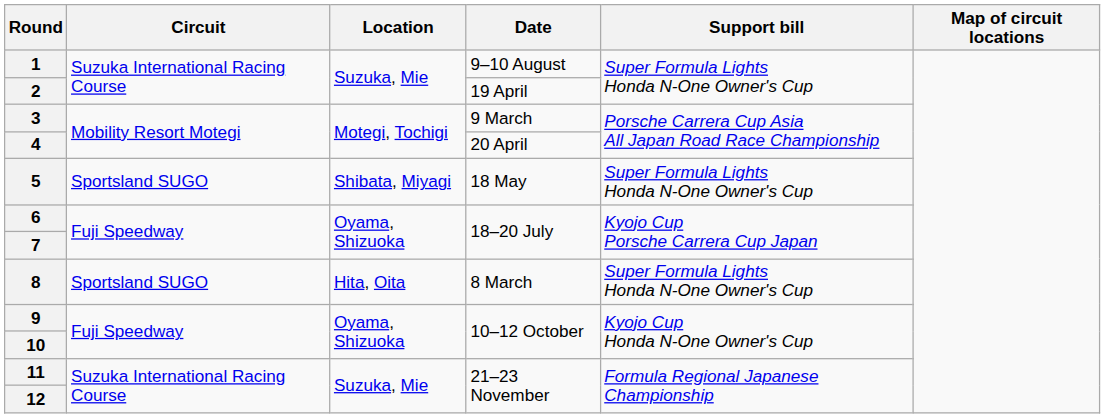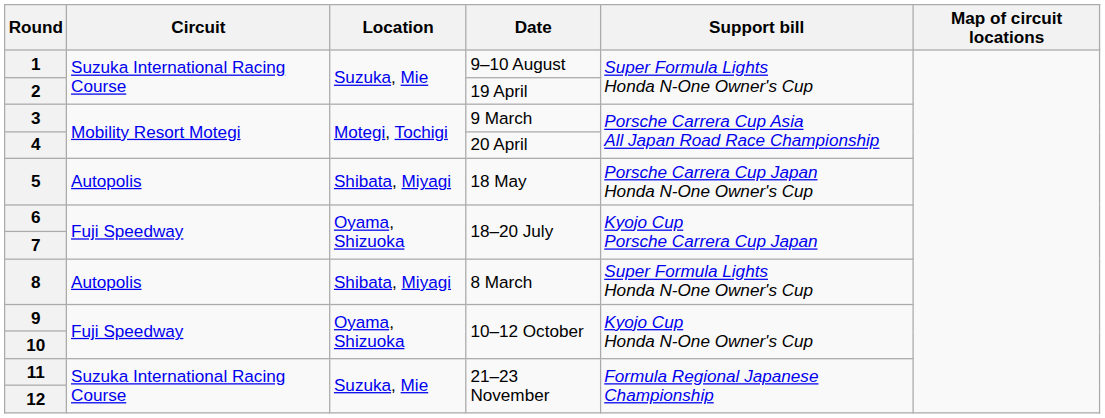(140, 181) Sportsland SUGO -> (106, 181) Autopolis
(709, 181) Super Formula Lights Honda N-One Owner's Cup -> (711, 181) Porsche Carrera Cup Japan Honda N-One Owner's Cup
(140, 281) Sportsland SUGO -> (106, 281) Autopolis
(370, 281) Hita, Oita -> (393, 281) Shibata, Miyagi
